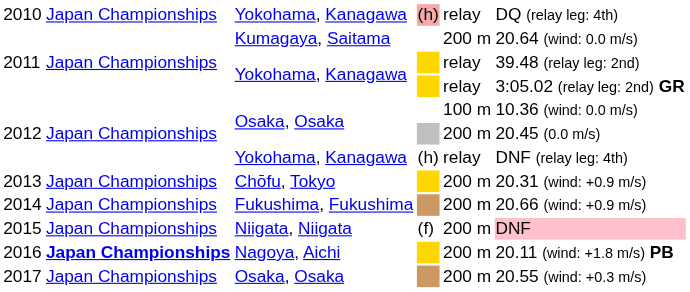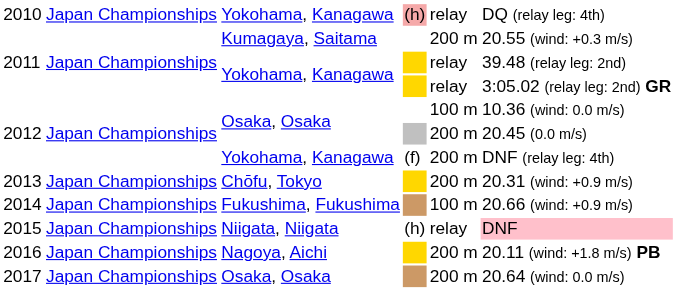(567, 38) 20.64 (wind: 0.0 m/s) -> (557, 38) 20.55 (wind: +0.3 m/s)
(428, 157) (h) -> (412, 157) (f)
(462, 157) relay -> (454, 157) 200 m
(467, 205) 200 m -> (454, 205) 100 m
(426, 228) (f) -> (415, 228) (h)
(467, 228) 200 m -> (448, 228) relay
(138, 252) bold -> (131, 252) normal
(571, 276) 20.55 (wind: +0.3 m/s) -> (553, 276) 20.64 (wind: 0.0 m/s)
